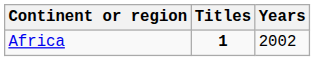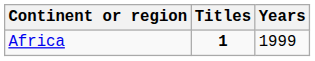(278, 43) 2002 -> (278, 43) 1999
